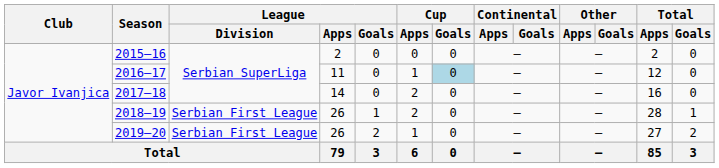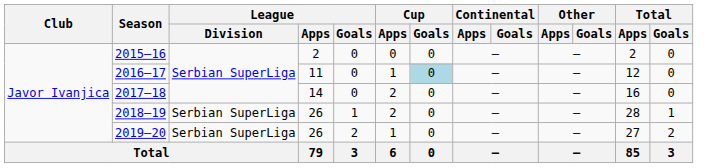(245, 113) Serbian First League -> (234, 113) Serbian SuperLiga
(245, 133) Serbian First League -> (234, 133) Serbian SuperLiga
